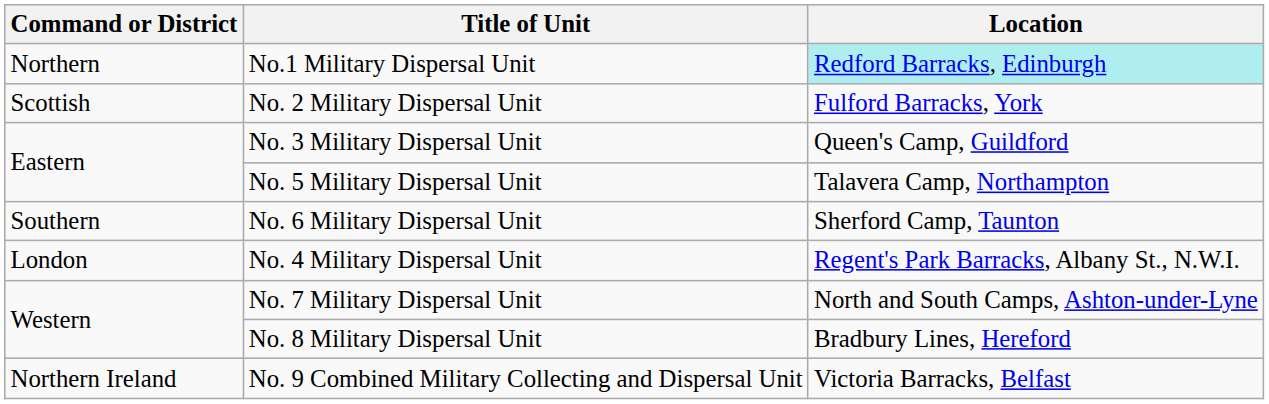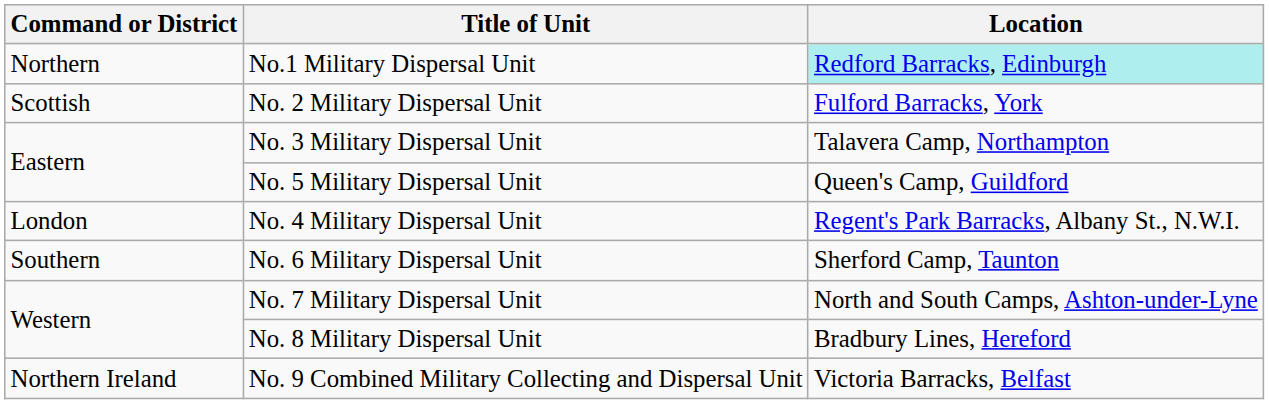(941, 142) Queen's Camp, Guildford -> (962, 142) Talavera Camp, Northampton
(962, 181) Talavera Camp, Northampton -> (941, 181) Queen's Camp, Guildford
rows swapped: (395, 260) <-> (395, 220)
